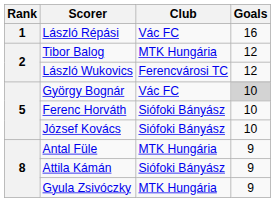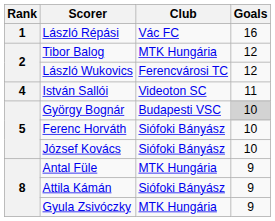+ row: (75, 91)
(159, 91) Vác FC -> (180, 110) Budapesti VSC
